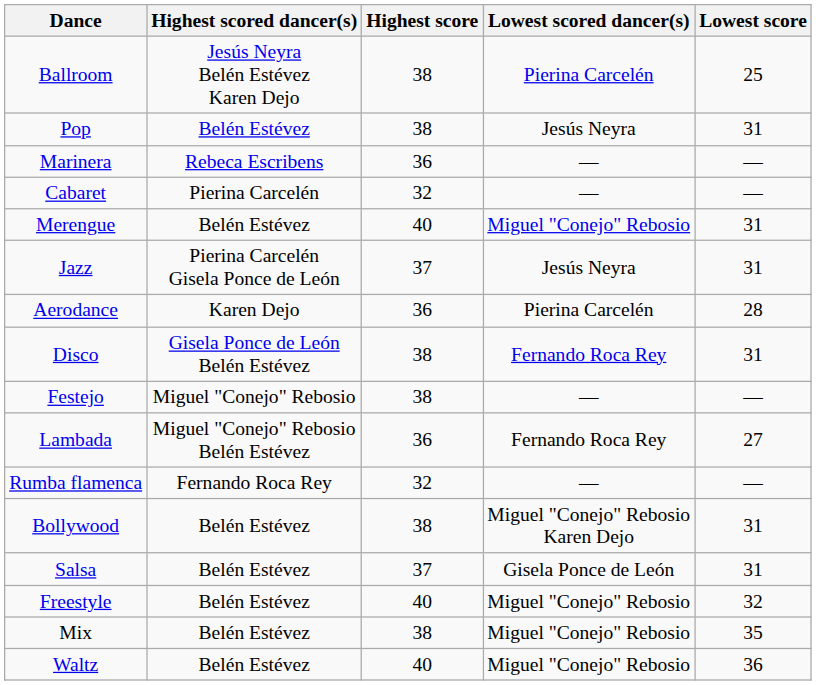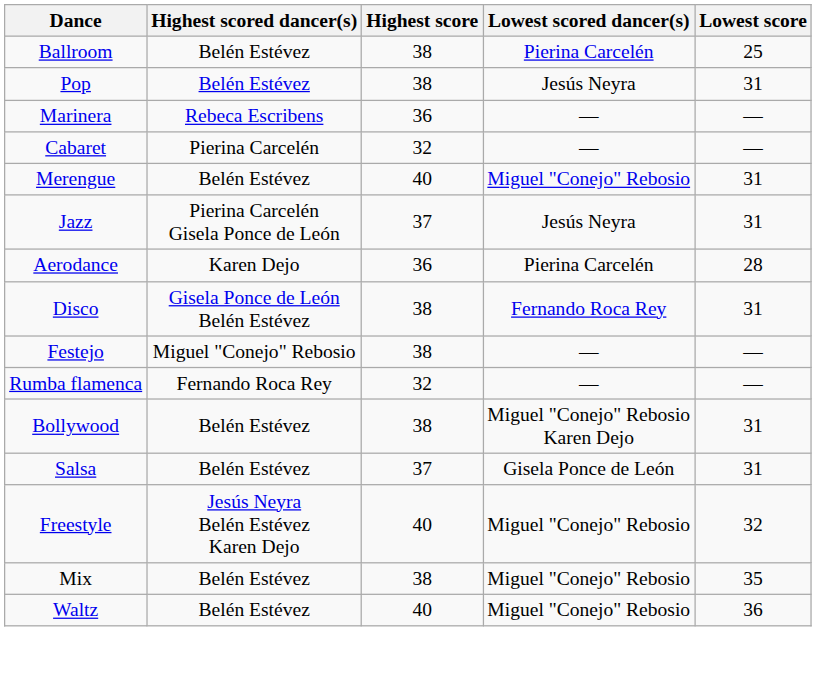(254, 74) Jesús Neyra Belén Estévez Karen Dejo -> (254, 51) Belén Estévez
- row: (76, 439)
(254, 600) Belén Estévez -> (254, 523) Jesús Neyra Belén Estévez Karen Dejo
